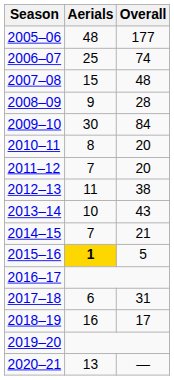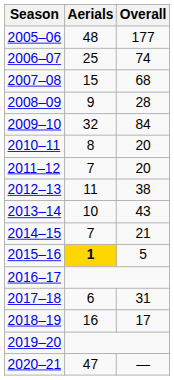(143, 80) 48 -> (143, 80) 68
(90, 124) 30 -> (90, 124) 32
(90, 364) 13 -> (90, 364) 47
